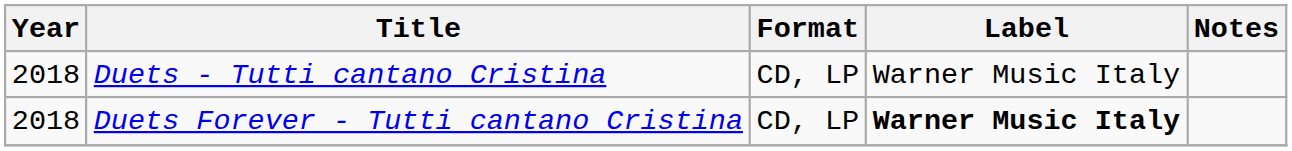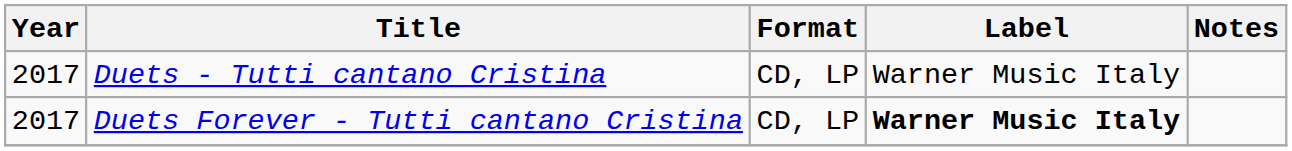(46, 75) 2018 -> (46, 75) 2017
(46, 121) 2018 -> (46, 121) 2017
